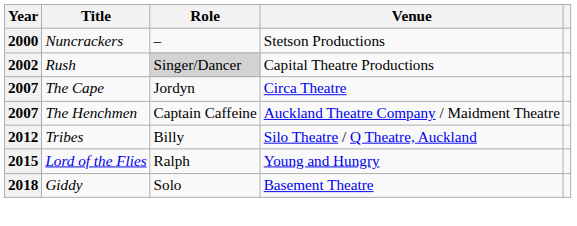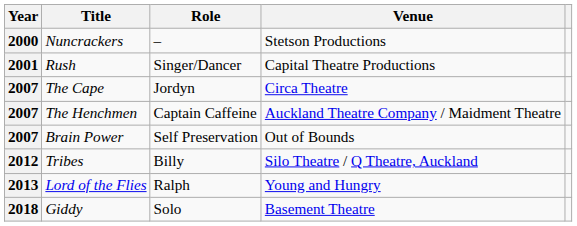(23, 64) 2002 -> (23, 64) 2001
(197, 64) lightgrey background -> (197, 64) no background
+ row: (84, 137)
(23, 161) 2015 -> (23, 185) 2013
